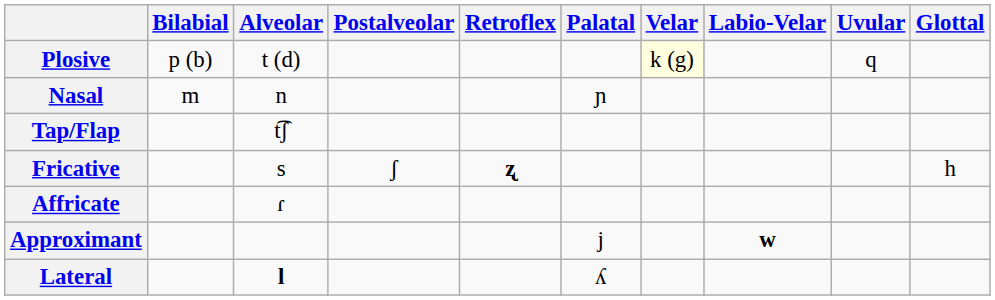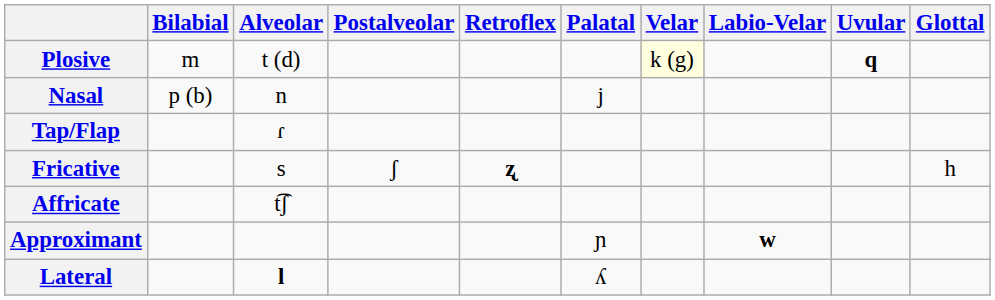(190, 58) p (b) -> (190, 58) m
(871, 58) normal -> (871, 58) bold
(190, 95) m -> (190, 95) p (b)
(601, 95) ɲ -> (601, 95) j
(281, 131) t͡ʃ -> (281, 131) ɾ
(281, 204) ɾ -> (281, 204) t͡ʃ
(601, 240) j -> (601, 240) ɲ
